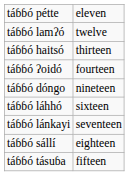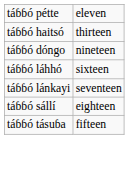- row: (36, 32)
- row: (34, 69)
